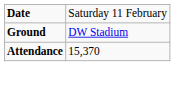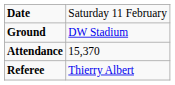+ row: (26, 70)
